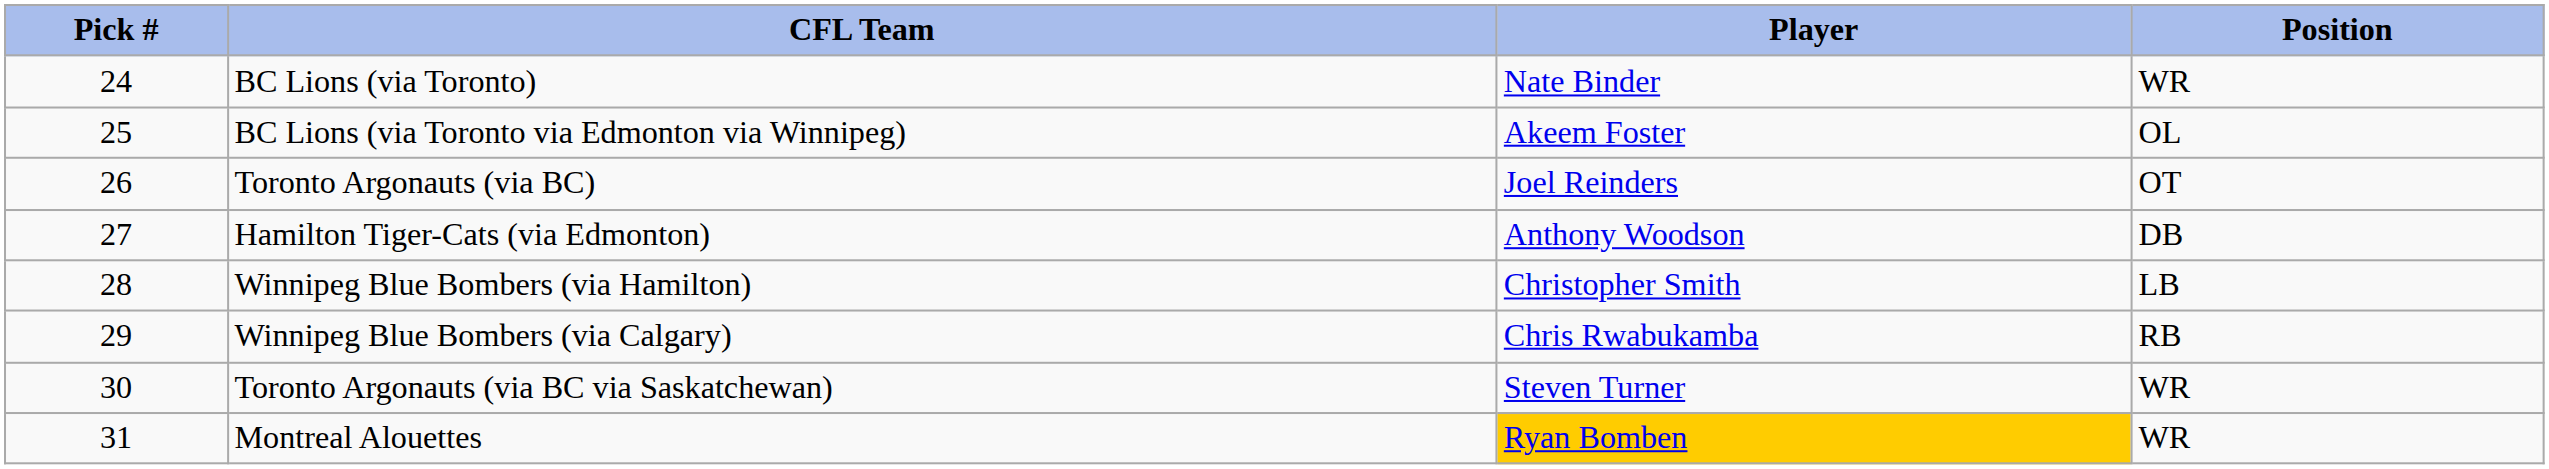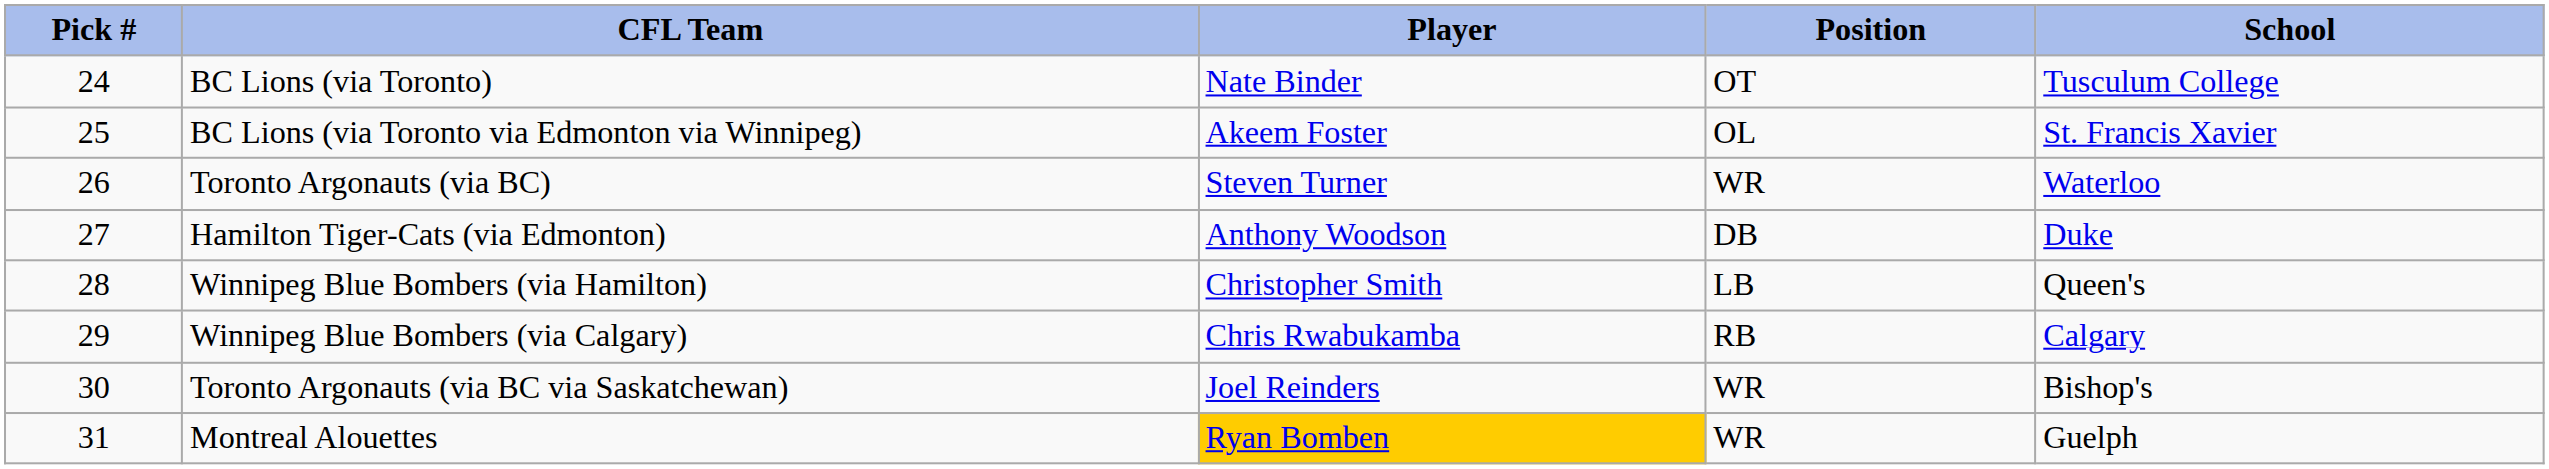+ column: (2290, 30)
(2164, 81) WR -> (1735, 81) OT
(1591, 183) Joel Reinders -> (1296, 183) Steven Turner
(2160, 183) OT -> (1739, 183) WR
(1595, 387) Steven Turner -> (1293, 387) Joel Reinders
